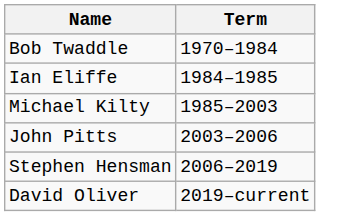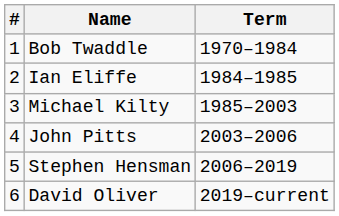+ column: (14, 19)
